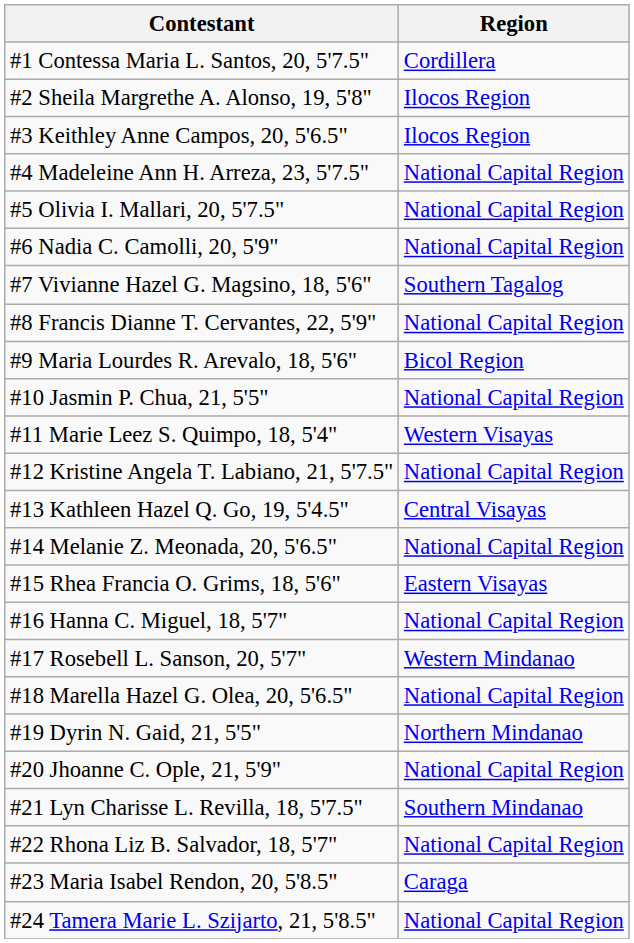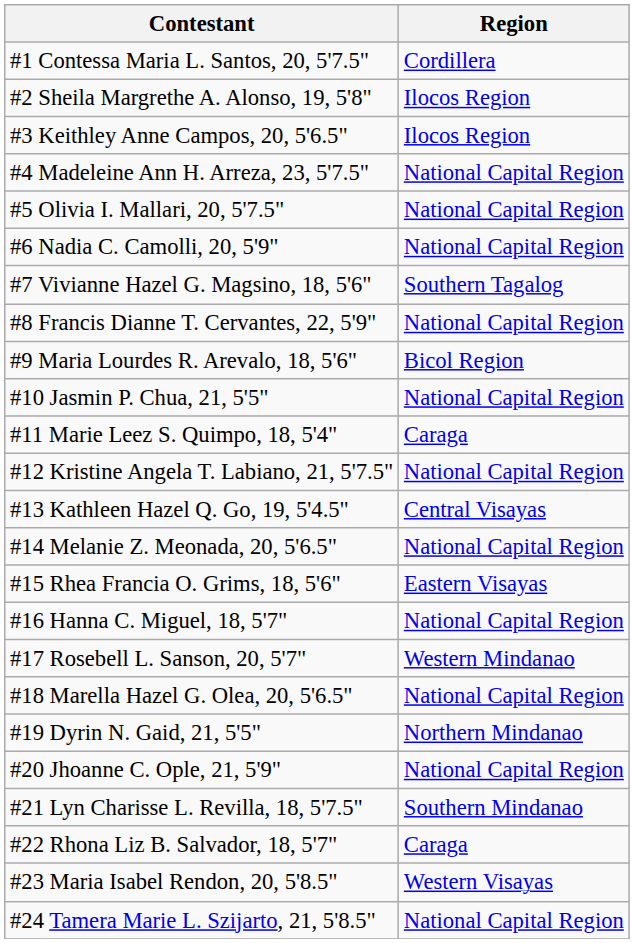(478, 434) Western Visayas -> (436, 434) Caraga
(514, 844) National Capital Region -> (436, 844) Caraga
(436, 882) Caraga -> (478, 882) Western Visayas
